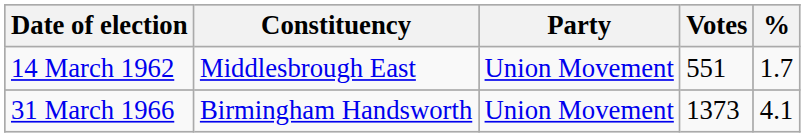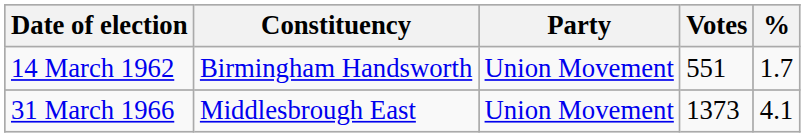(308, 68) Middlesbrough East -> (336, 68) Birmingham Handsworth
(336, 110) Birmingham Handsworth -> (308, 110) Middlesbrough East
